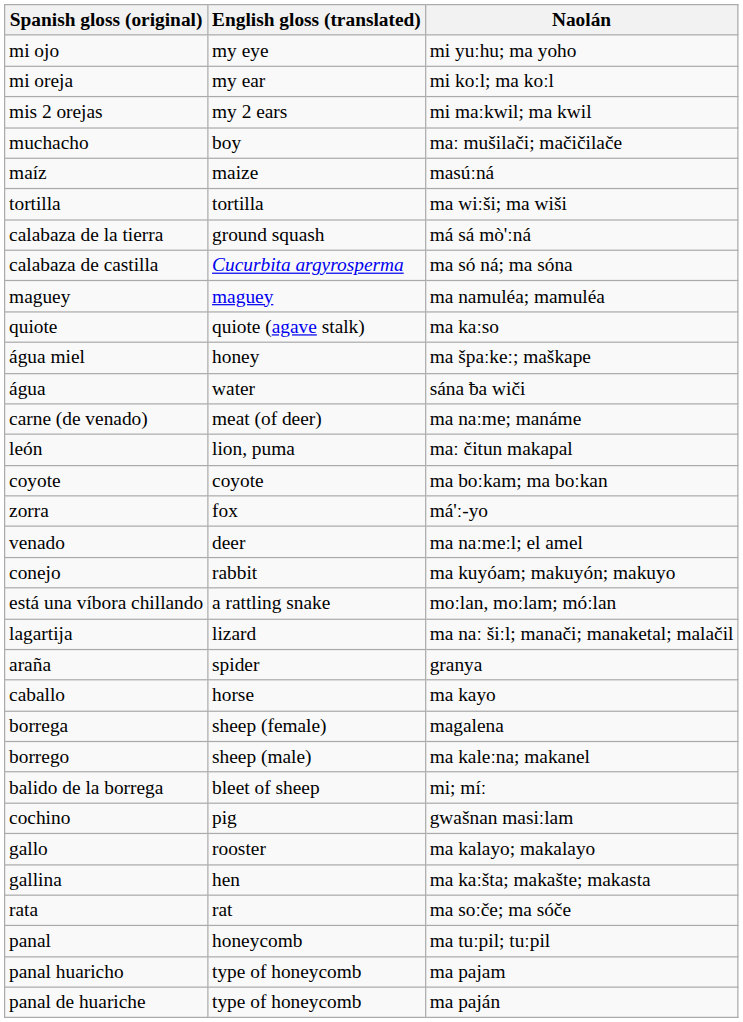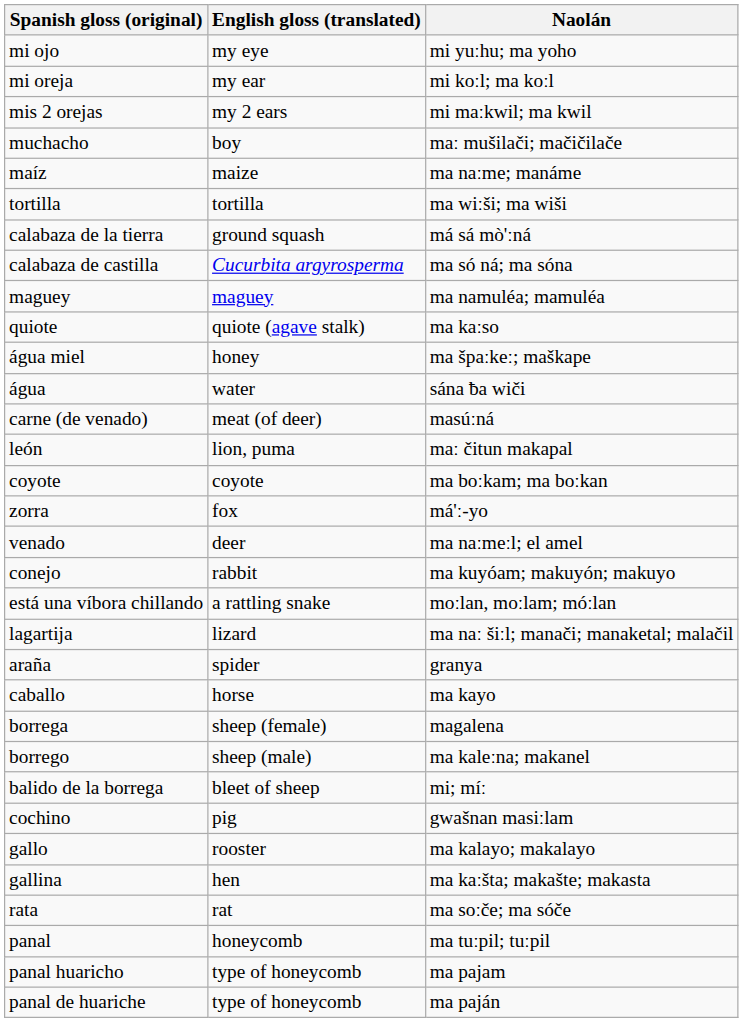(462, 173) masúːná -> (505, 173) ma naːme; manáme
(505, 419) ma naːme; manáme -> (462, 419) masúːná
